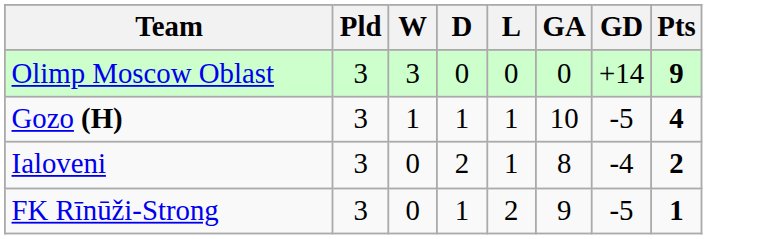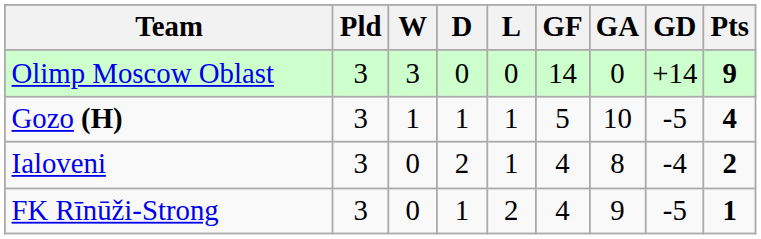+ column: (563, 27)
